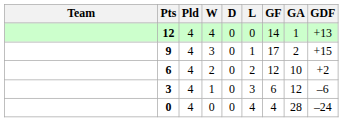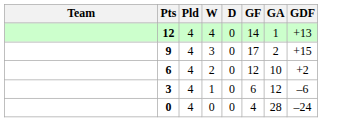- column: (252, 13)
